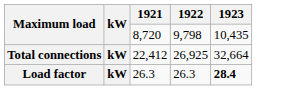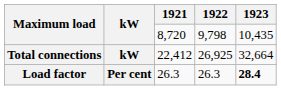(117, 74) kW -> (129, 74) Per cent
